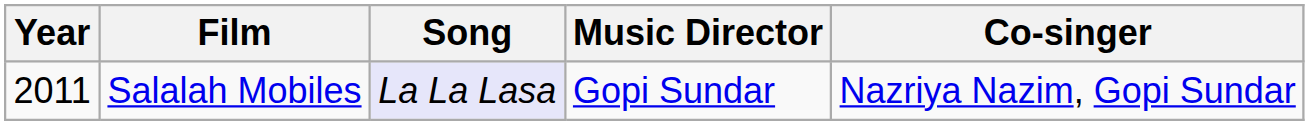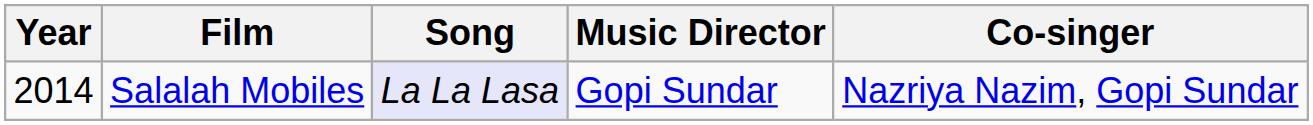(52, 90) 2011 -> (53, 90) 2014
